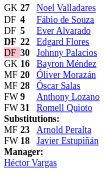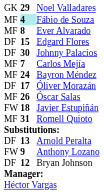(25, 8) 27 -> (25, 8) 29
(10, 19) DF -> (11, 19) MF
(23, 19) no background -> (23, 19) paleturquoise background
(10, 30) DF -> (11, 30) MF
(23, 30) 5 -> (23, 30) 8
(10, 41) bold -> (10, 41) normal
(25, 41) 22 -> (25, 41) 15
(10, 52) pink background -> (10, 52) no background
+ row: (61, 63)
(11, 63) GK -> (11, 74) MF
(25, 63) 16 -> (25, 74) 24
(11, 74) MF -> (10, 86) DF
(25, 74) 20 -> (25, 86) 17
(25, 86) 28 -> (25, 97) 26
rows swapped: (68, 97) <-> (68, 141)
(11, 108) FW -> (11, 119) MF
(11, 130) MF -> (10, 141) DF
(25, 130) 23 -> (25, 141) 13
+ row: (64, 163)
